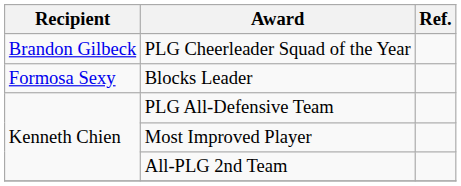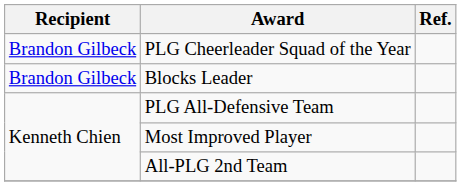(62, 78) Formosa Sexy -> (73, 78) Brandon Gilbeck
